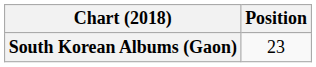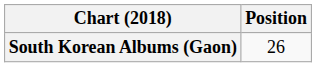(276, 47) 23 -> (276, 47) 26
